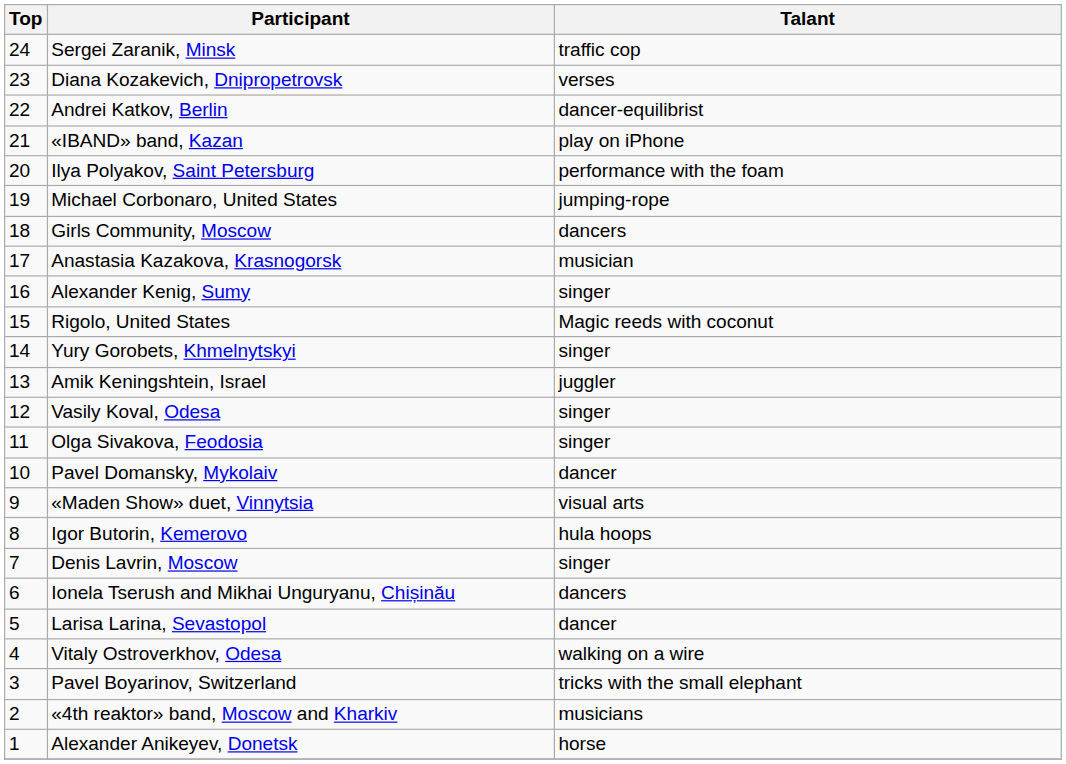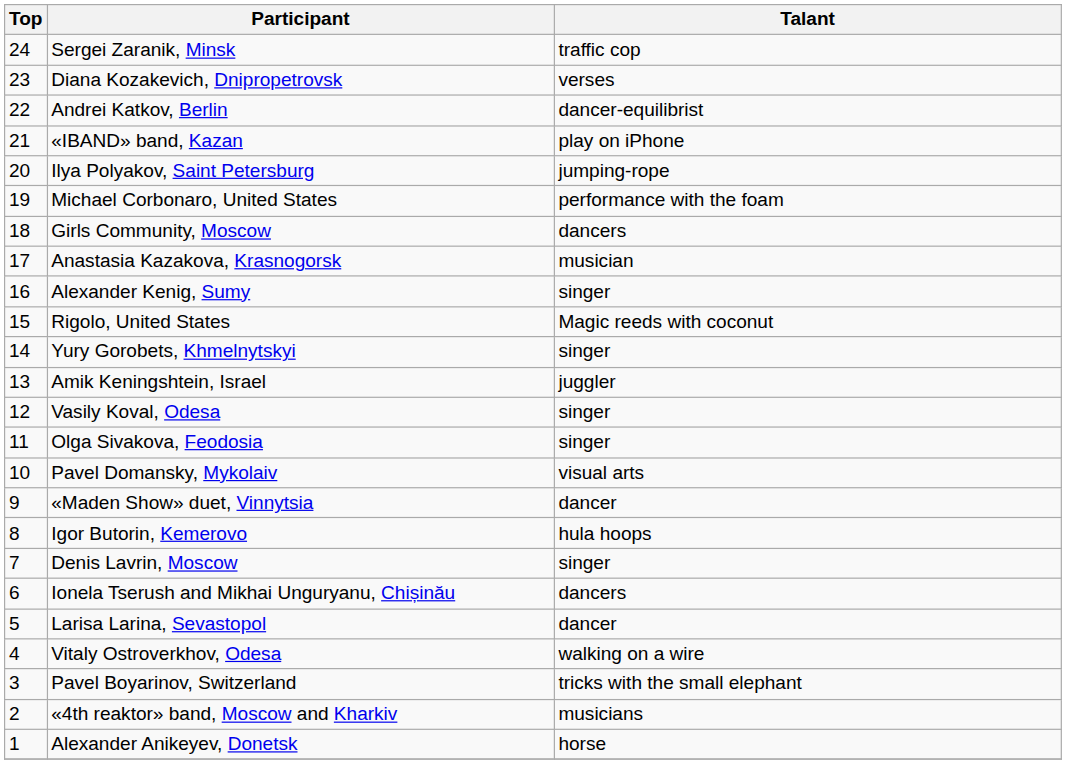(671, 170) performance with the foam -> (614, 170) jumping-rope
(614, 200) jumping-rope -> (671, 200) performance with the foam
(588, 472) dancer -> (601, 472) visual arts
(601, 502) visual arts -> (588, 502) dancer
